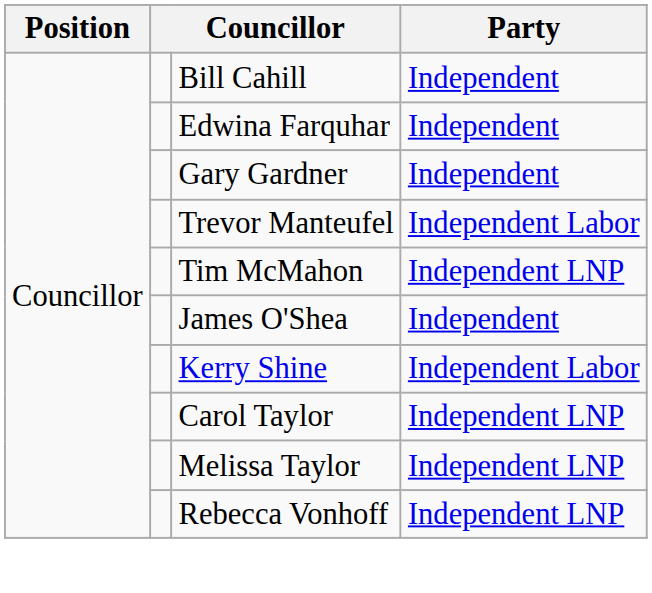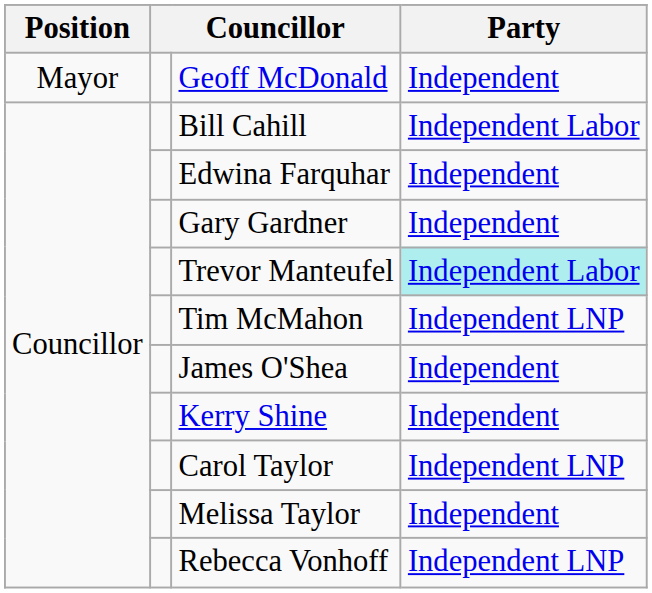+ row: (283, 77)
(483, 77) Independent -> (524, 125) Independent Labor
(524, 222) no background -> (524, 271) paleturquoise background
(524, 367) Independent Labor -> (483, 416) Independent
(516, 464) Independent LNP -> (483, 513) Independent
